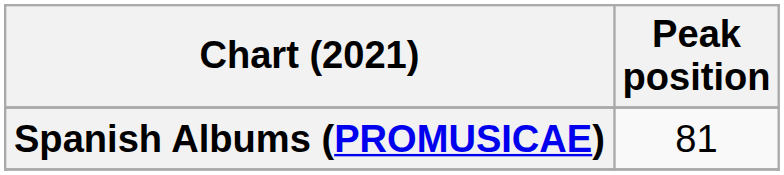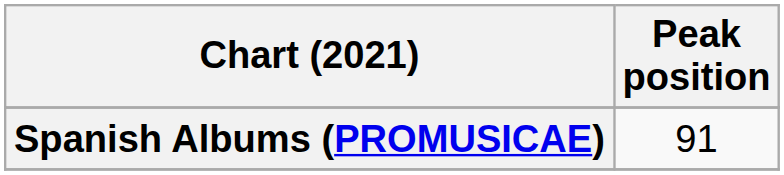(697, 137) 81 -> (697, 137) 91
